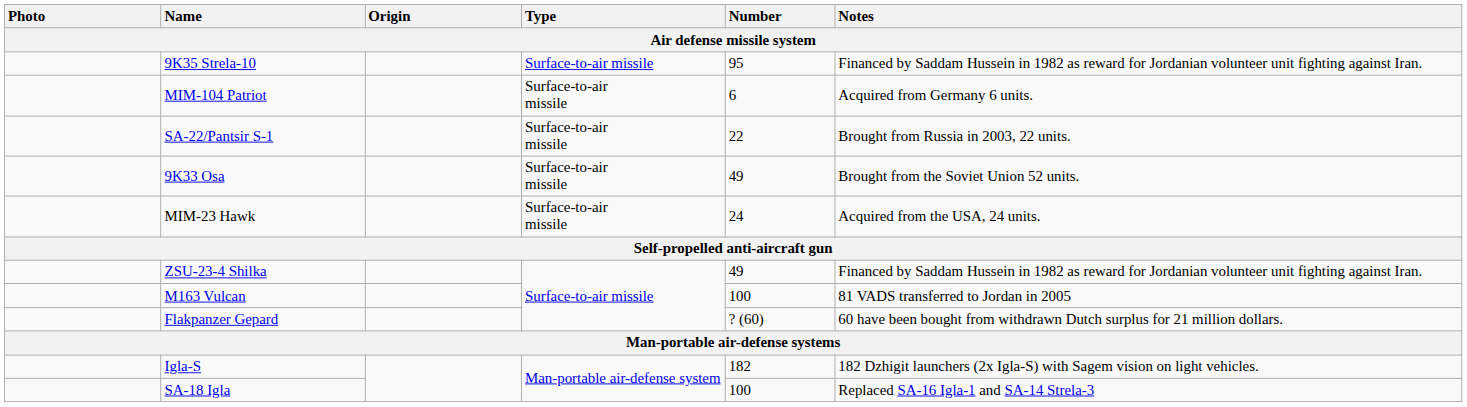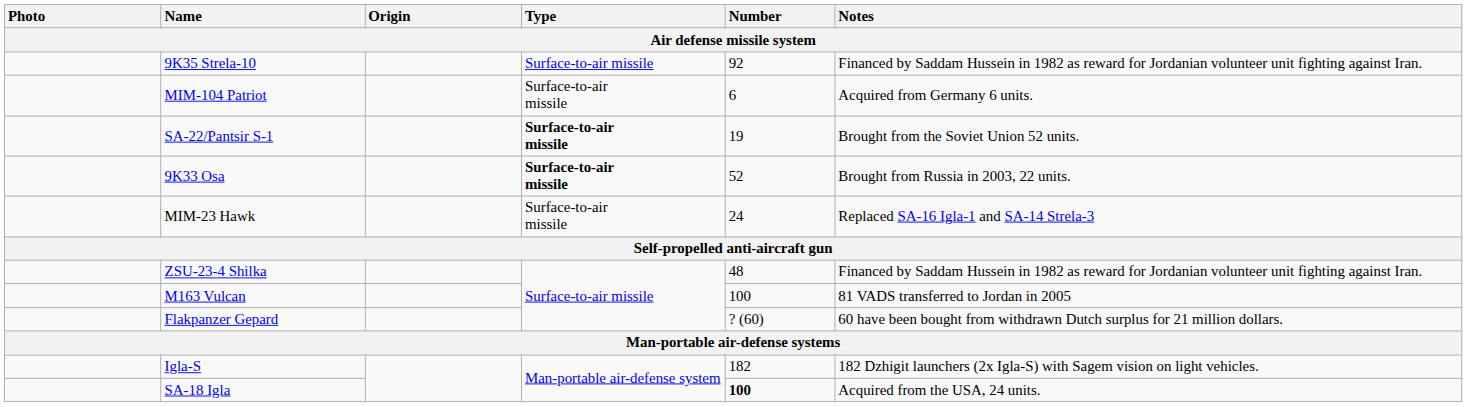(736, 63) 95 -> (736, 63) 92
(566, 135) normal -> (570, 135) bold
(736, 135) 22 -> (736, 135) 19
(955, 135) Brought from Russia in 2003, 22 units. -> (959, 135) Brought from the Soviet Union 52 units.
(566, 176) normal -> (570, 176) bold
(736, 176) 49 -> (736, 176) 52
(959, 176) Brought from the Soviet Union 52 units. -> (955, 176) Brought from Russia in 2003, 22 units.
(939, 216) Acquired from the USA, 24 units. -> (966, 216) Replaced SA-16 Igla-1 and SA-14 Strela-3
(736, 272) 49 -> (736, 272) 48
(740, 390) normal -> (740, 390) bold
(966, 390) Replaced SA-16 Igla-1 and SA-14 Strela-3 -> (939, 390) Acquired from the USA, 24 units.
